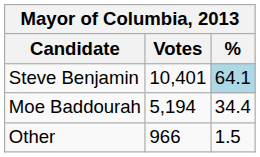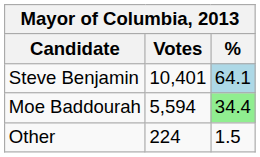(173, 107) 5,194 -> (173, 107) 5,594
(233, 107) no background -> (233, 107) lightgreen background
(165, 136) 966 -> (165, 136) 224
